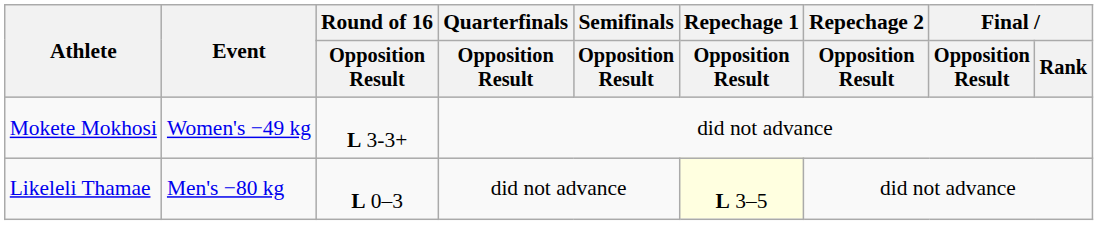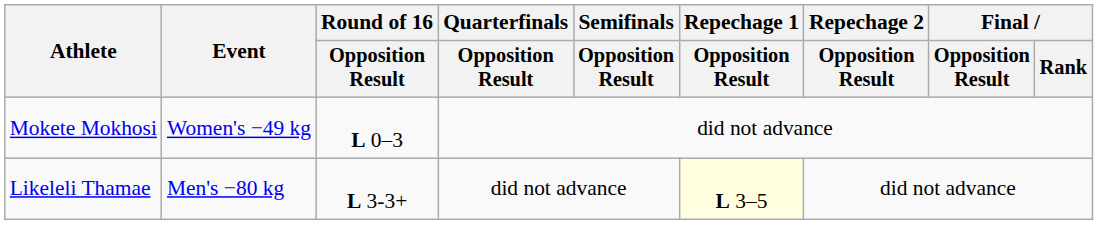(377, 140) L 3-3+ -> (377, 140) L 0–3
(377, 201) L 0–3 -> (377, 201) L 3-3+
